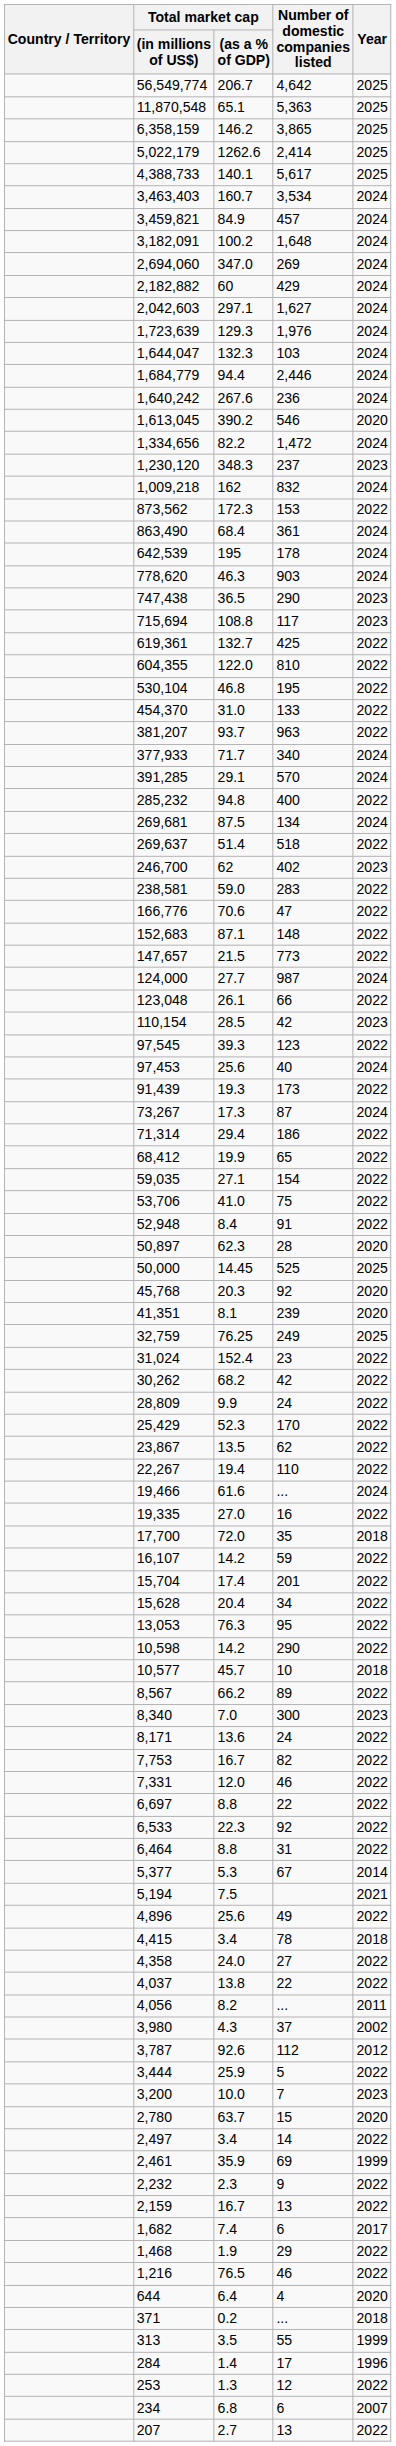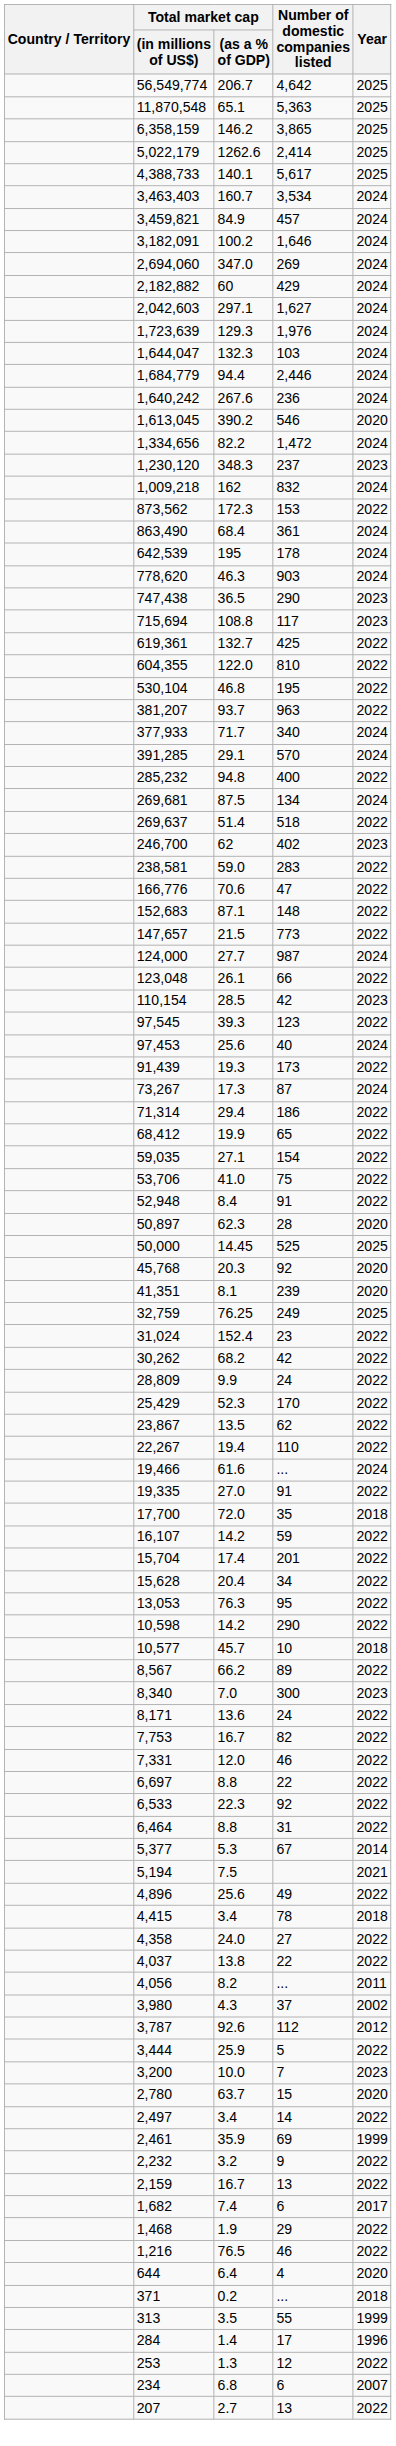(294, 241) 1,648 -> (294, 241) 1,646
- row: (162, 710)
(284, 1514) 16 -> (284, 1492) 91
(227, 2184) 2.3 -> (227, 2162) 3.2
